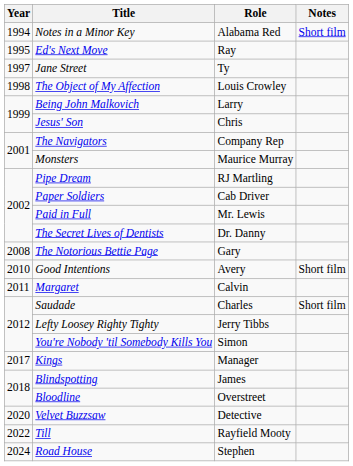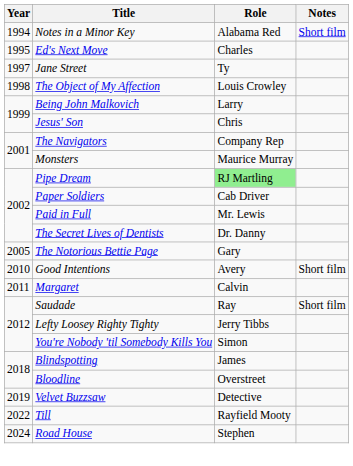(227, 50) Ray -> (235, 50) Charles
(245, 178) no background -> (245, 178) lightgreen background
(19, 251) 2008 -> (19, 251) 2005
(235, 305) Charles -> (227, 305) Ray
- row: (49, 360)
(19, 415) 2020 -> (19, 397) 2019
